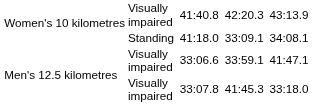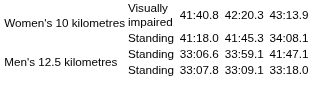(244, 38) 33:09.1 -> (244, 38) 41:45.3
(150, 60) Visually impaired -> (151, 54) Standing
(150, 89) Visually impaired -> (151, 70) Standing
(244, 89) 41:45.3 -> (244, 70) 33:09.1
